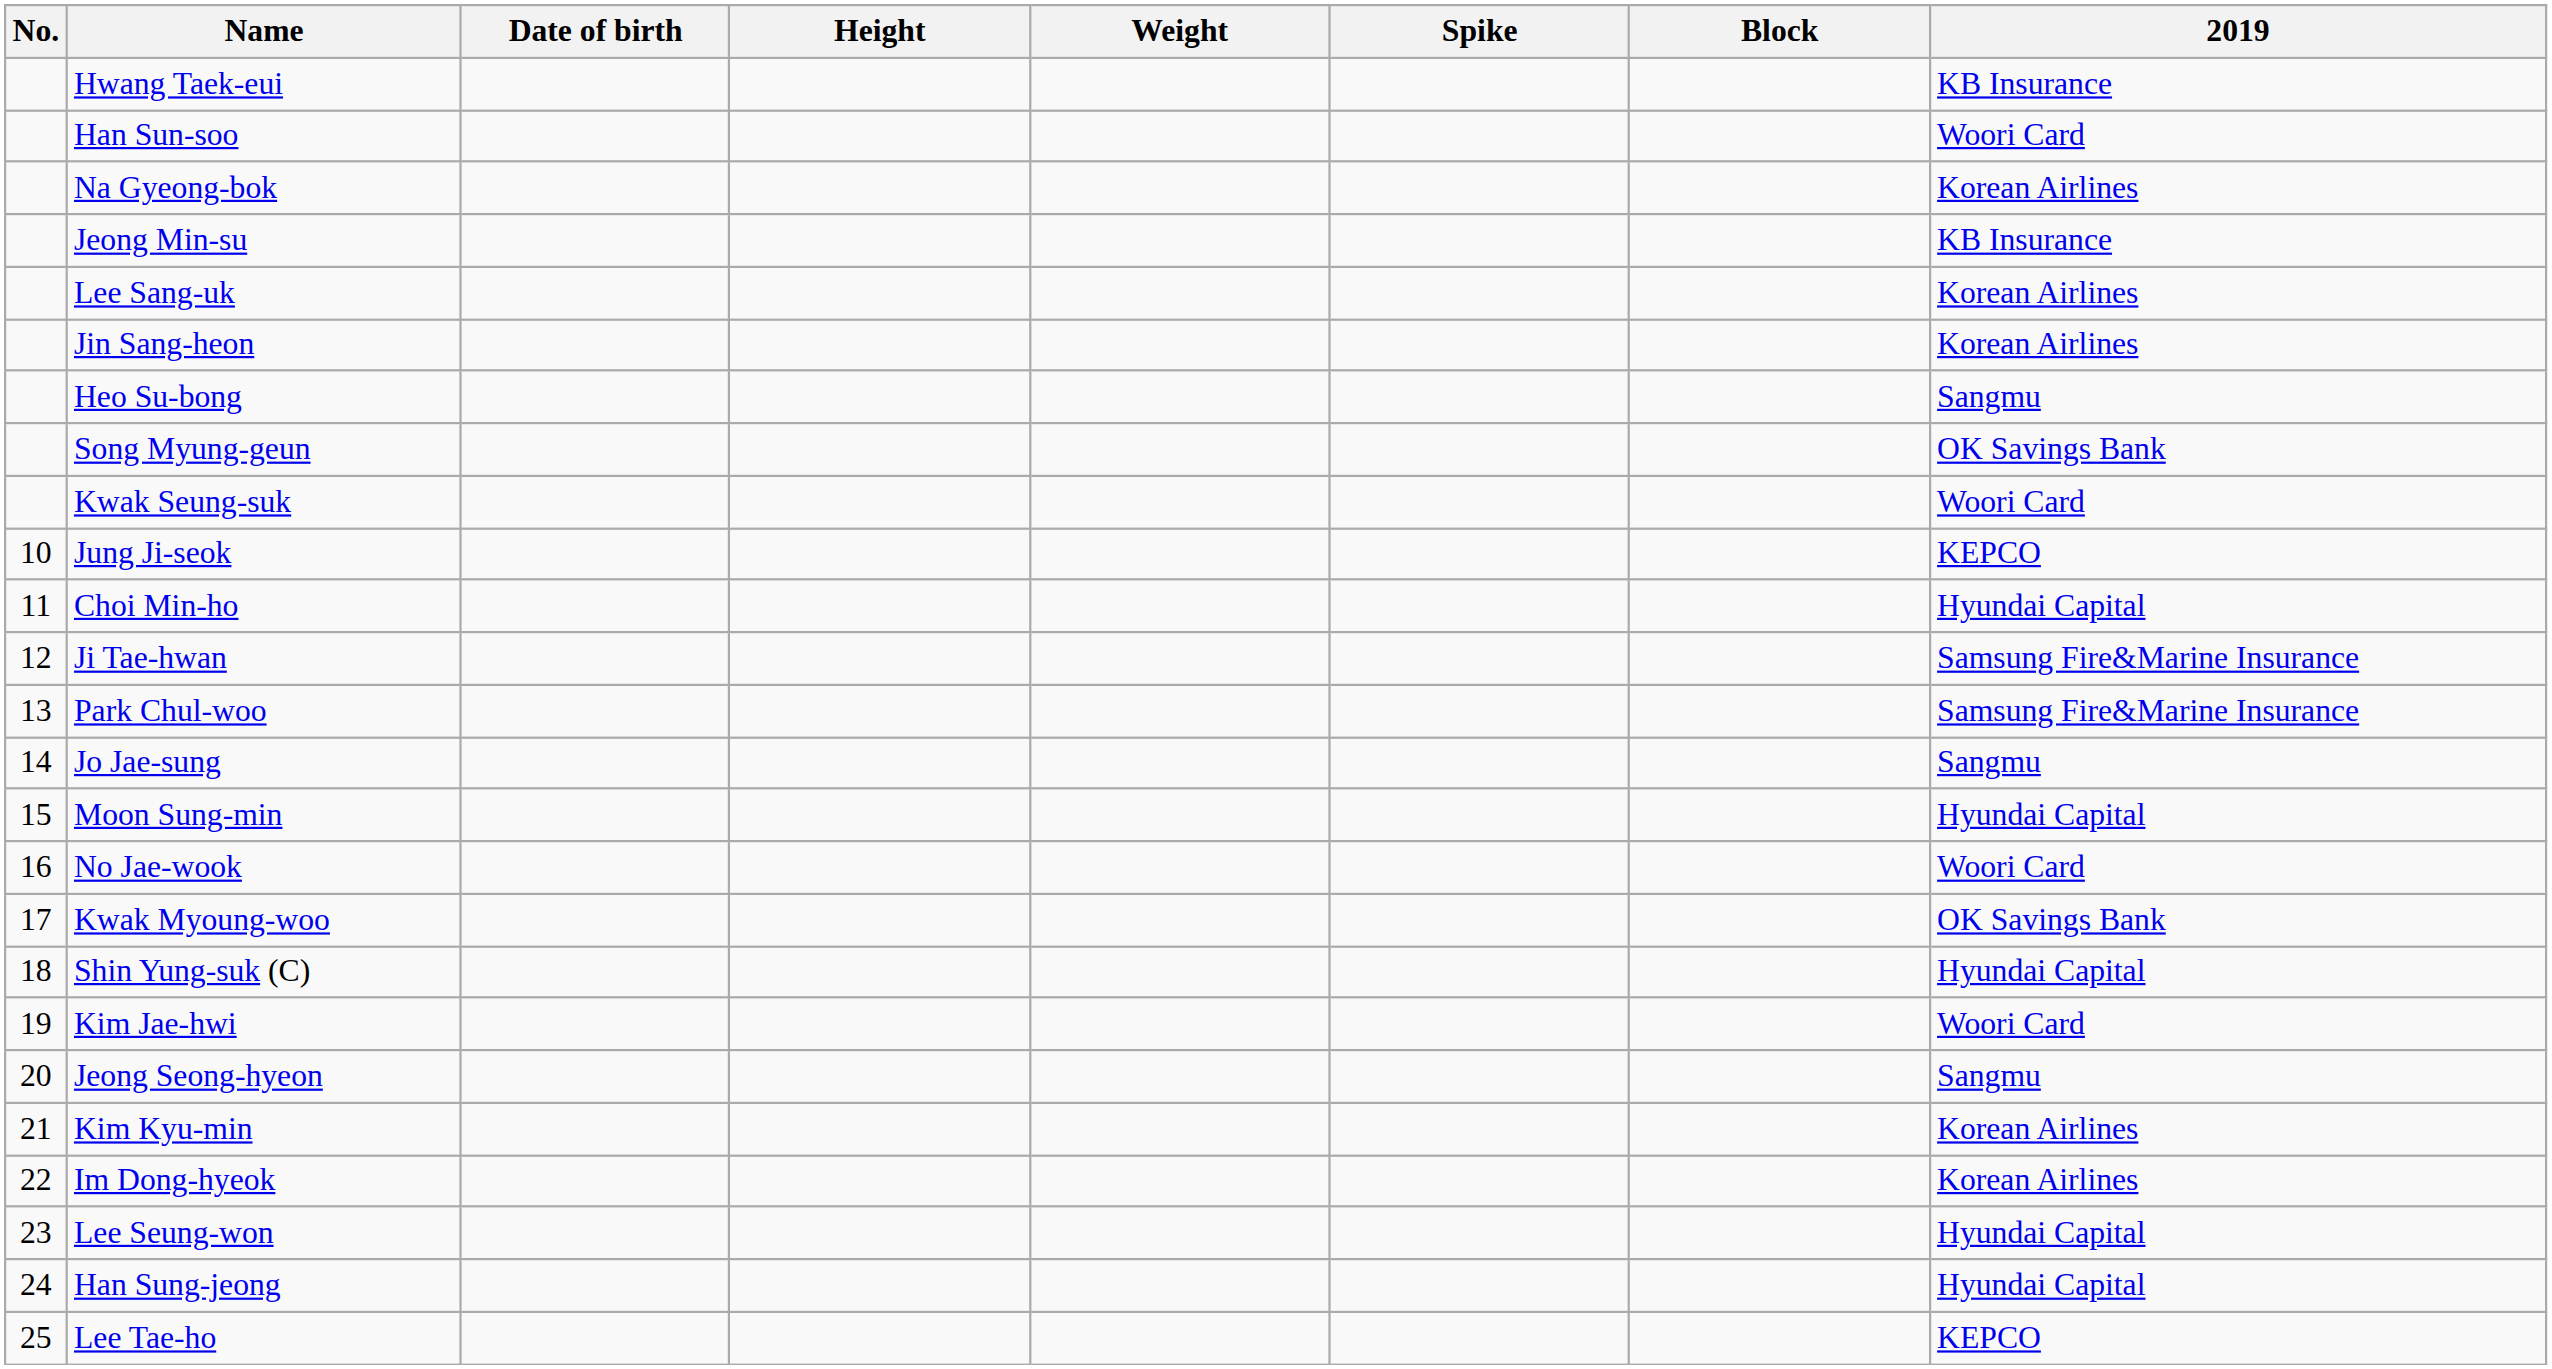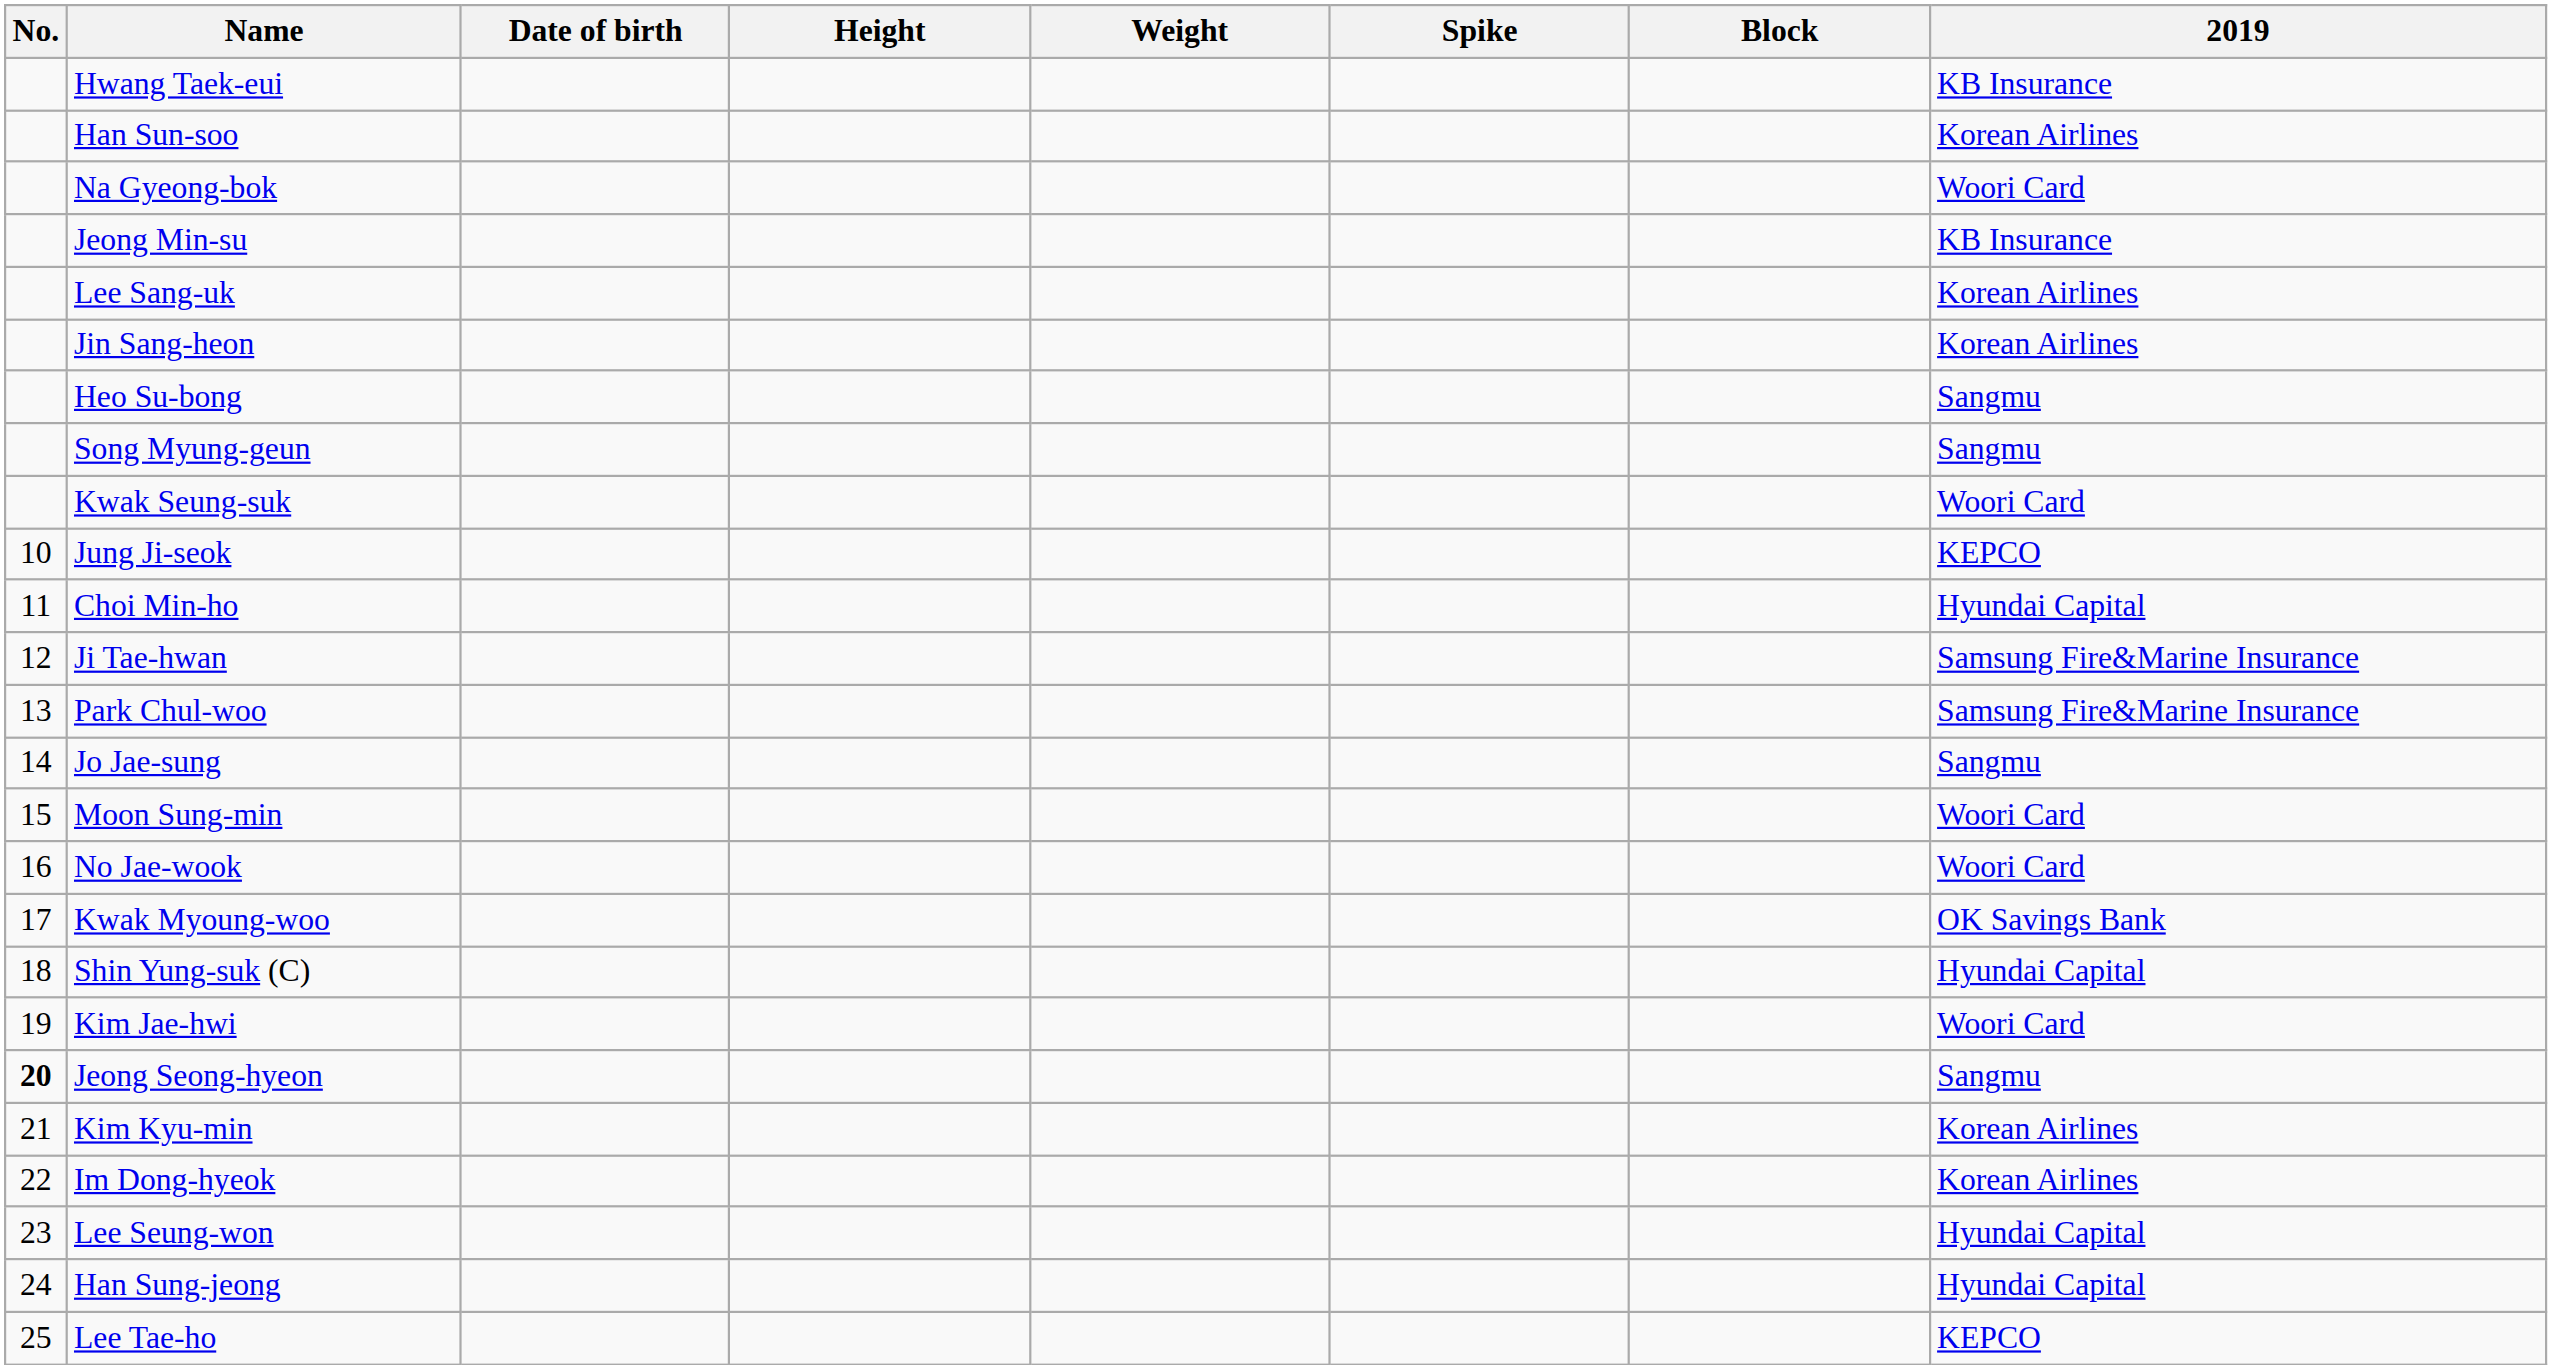(2011, 135) Woori Card -> (2038, 135) Korean Airlines
(2038, 187) Korean Airlines -> (2011, 187) Woori Card
(2051, 449) OK Savings Bank -> (1989, 449) Sangmu
(2041, 814) Hyundai Capital -> (2011, 814) Woori Card
(36, 1076) normal -> (36, 1076) bold
